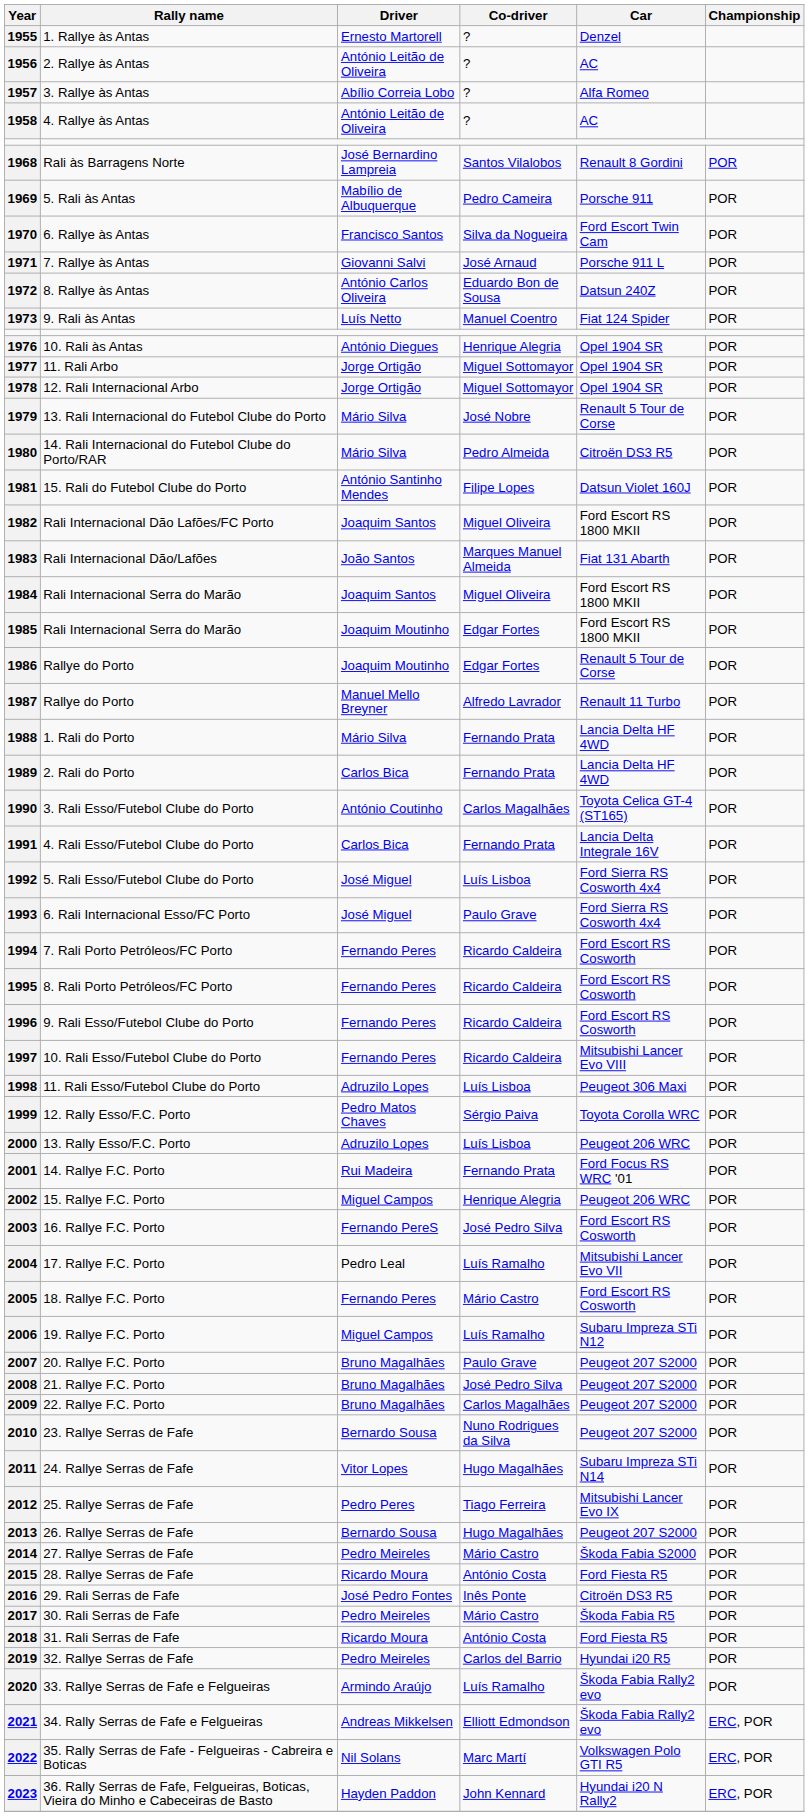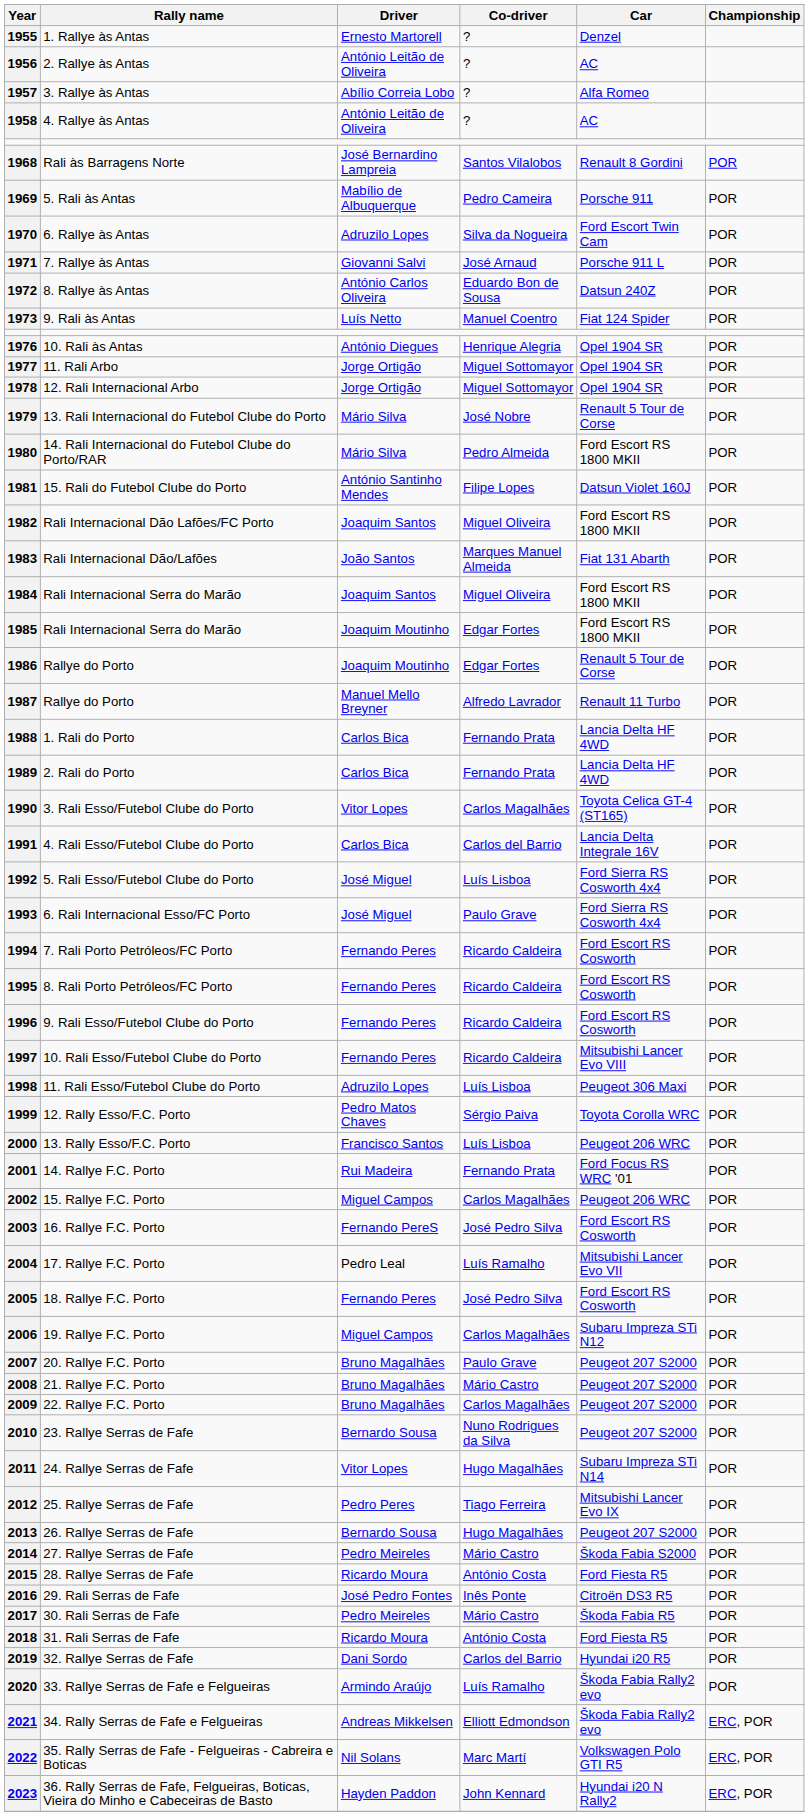(392, 234) Francisco Santos -> (385, 234) Adruzilo Lopes
(626, 452) Citroën DS3 R5 -> (625, 452) Ford Escort RS 1800 MKII
(374, 737) Mário Silva -> (375, 737) Carlos Bica
(392, 809) António Coutinho -> (374, 809) Vitor Lopes
(509, 844) Fernando Prata -> (512, 844) Carlos del Barrio
(385, 1143) Adruzilo Lopes -> (392, 1143) Francisco Santos
(512, 1200) Henrique Alegria -> (516, 1200) Carlos Magalhães
(501, 1299) Mário Castro -> (513, 1299) José Pedro Silva
(504, 1335) Luís Ramalho -> (516, 1335) Carlos Magalhães
(513, 1384) José Pedro Silva -> (501, 1384) Mário Castro
(385, 1658) Pedro Meireles -> (374, 1658) Dani Sordo
